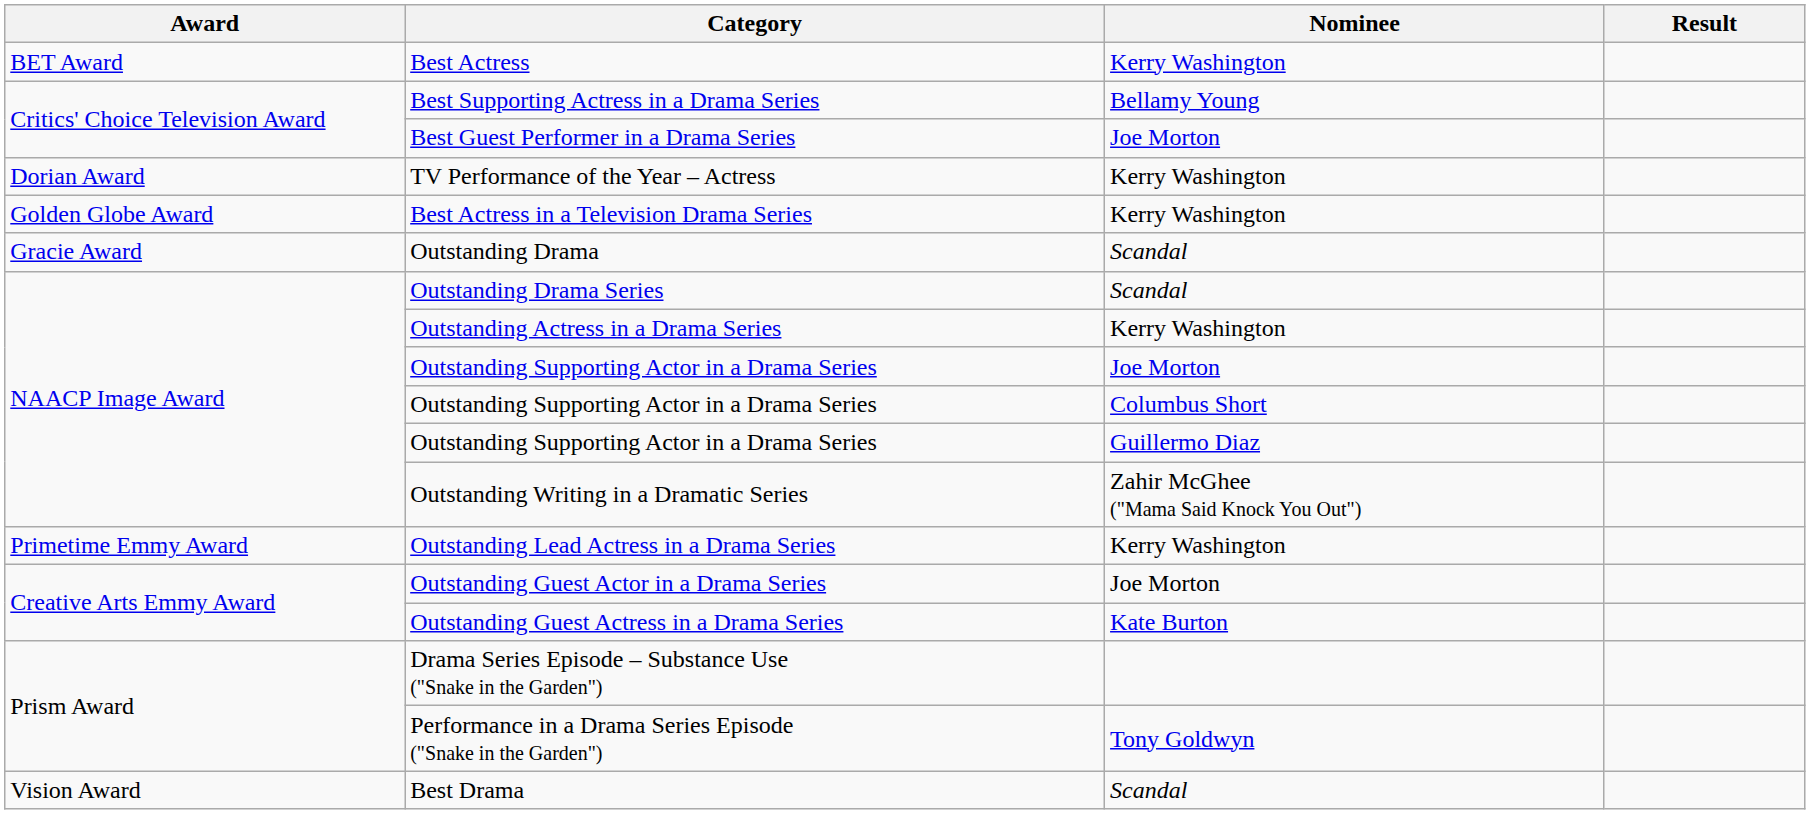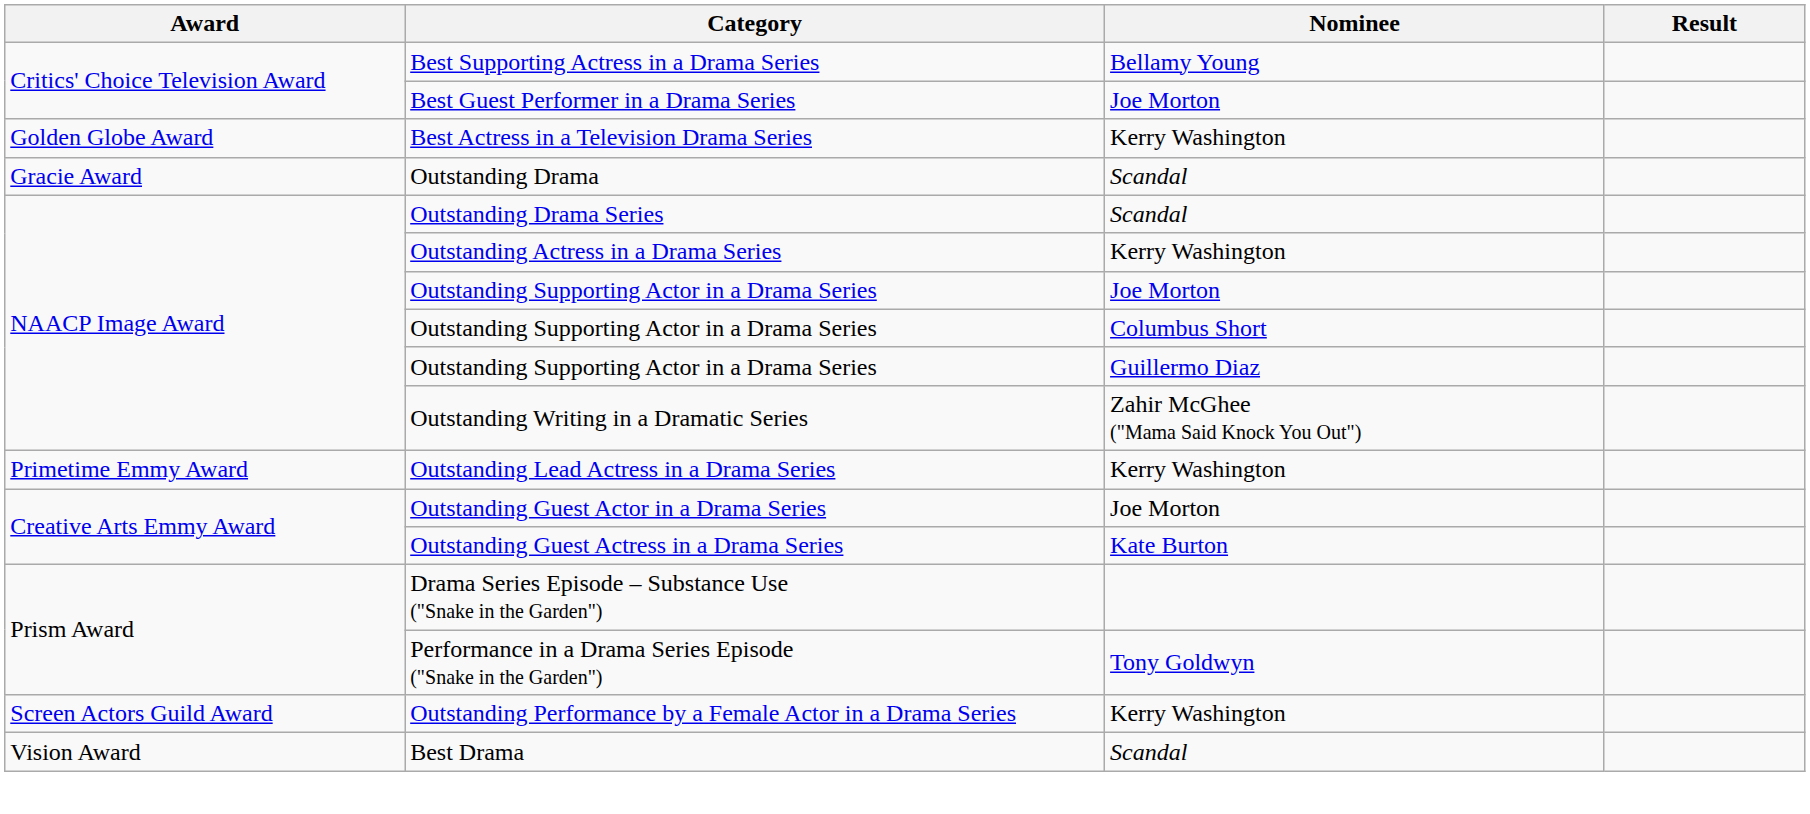- row: (470, 61)
- row: (593, 175)
+ row: (713, 713)
